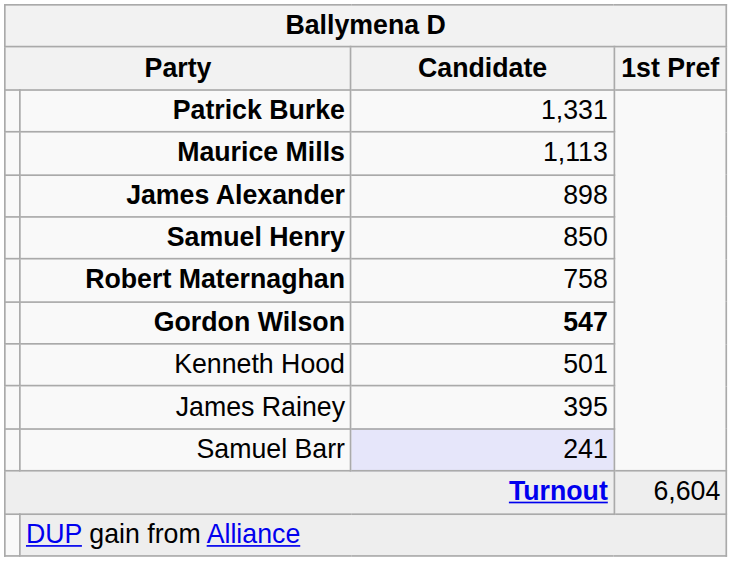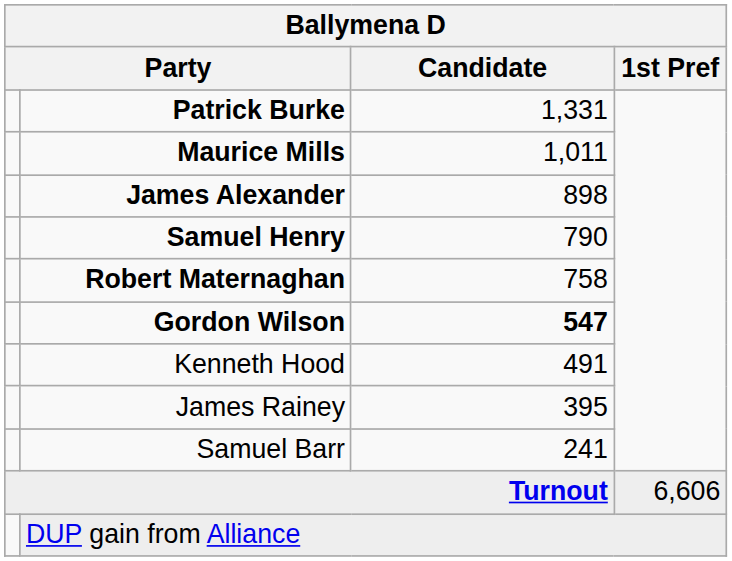(575, 152) 1,113 -> (575, 152) 1,011
(586, 237) 850 -> (586, 237) 790
(586, 364) 501 -> (586, 364) 491
(586, 449) lavender background -> (586, 449) no background
(687, 491) 6,604 -> (687, 491) 6,606
